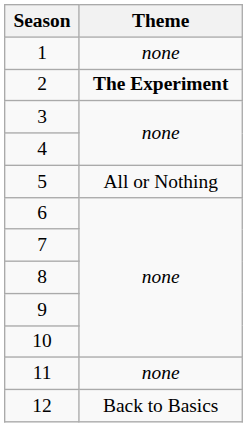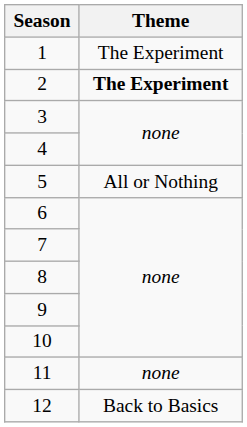(161, 52) none -> (161, 52) The Experiment
